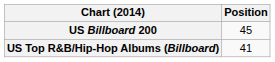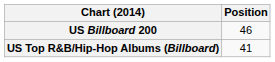(246, 30) 45 -> (246, 30) 46
